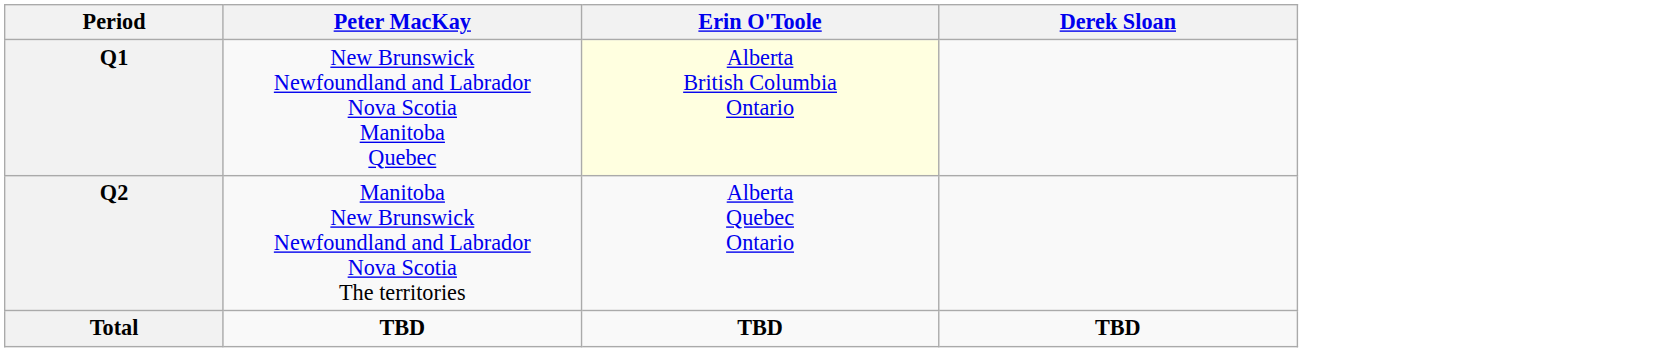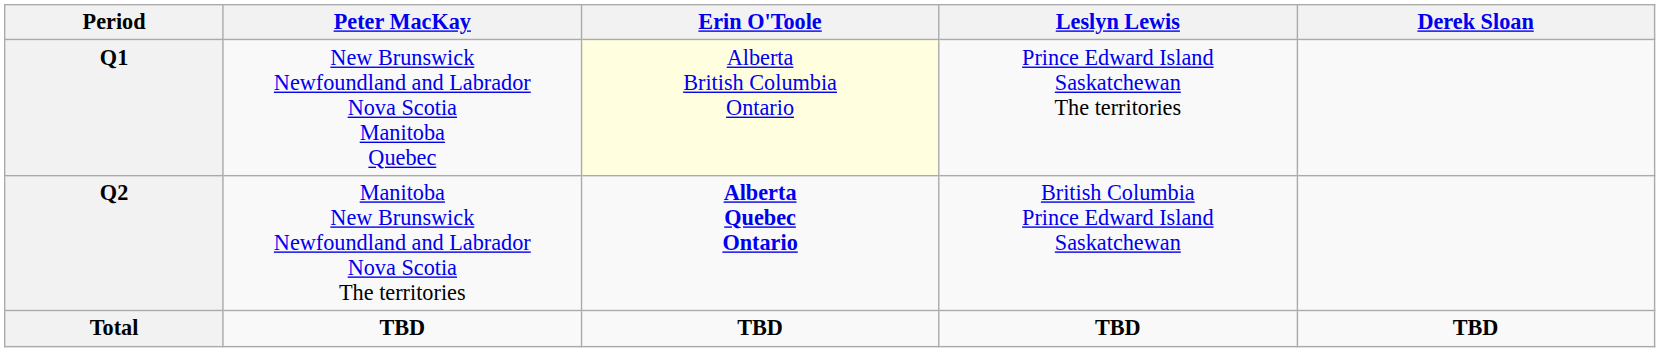+ column: (1118, 22)
(760, 217) normal -> (760, 217) bold
